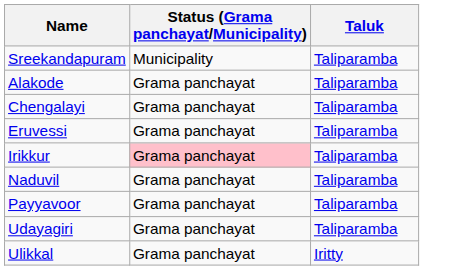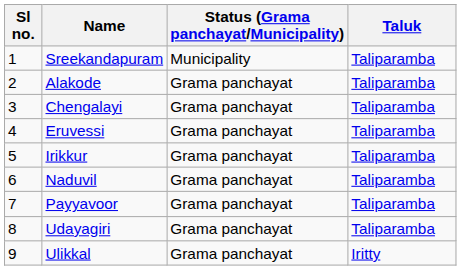+ column: (23, 25)
(194, 156) pink background -> (231, 156) no background
